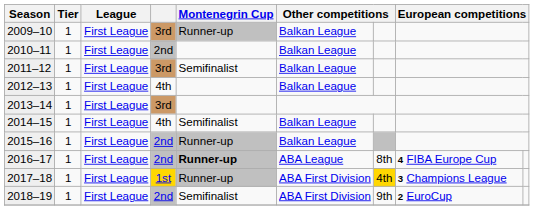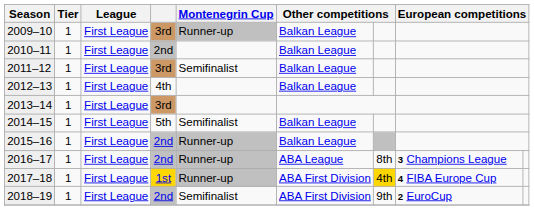(163, 122) 4th -> (163, 122) 5th
(208, 159) bold -> (206, 159) normal
(447, 159) 4 FIBA Europe Cup -> (452, 159) 3 Champions League
(452, 177) 3 Champions League -> (447, 177) 4 FIBA Europe Cup
